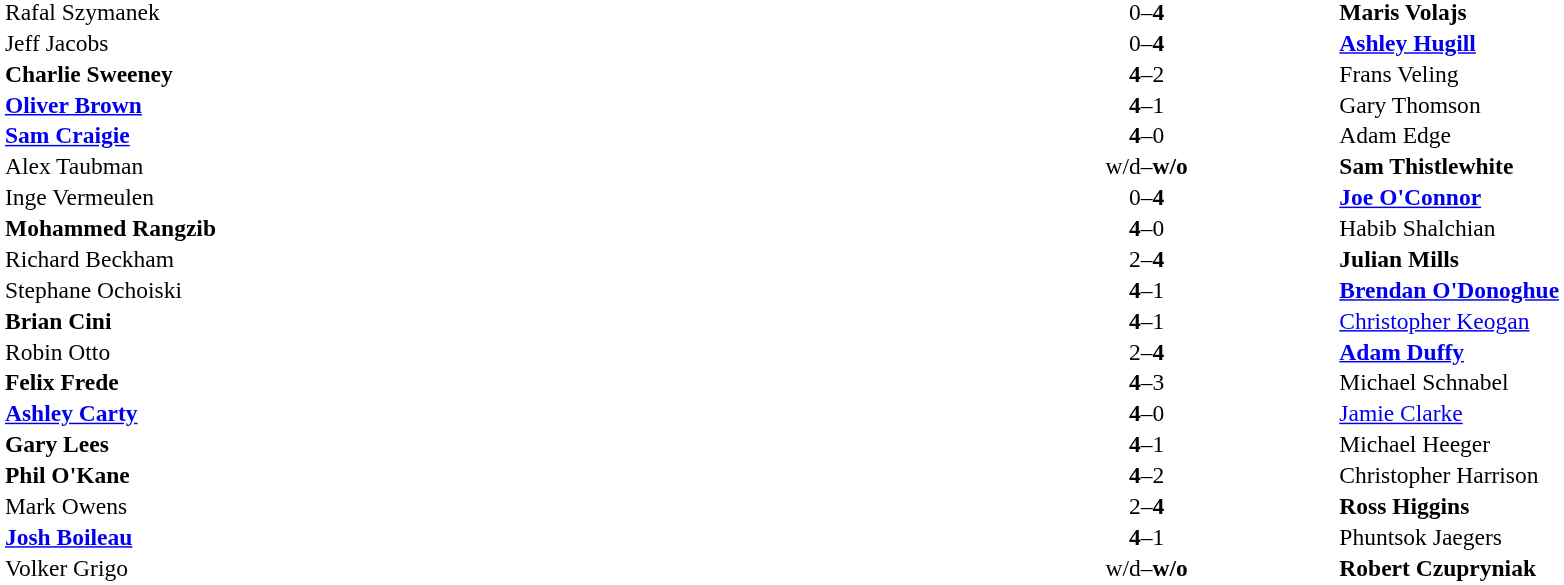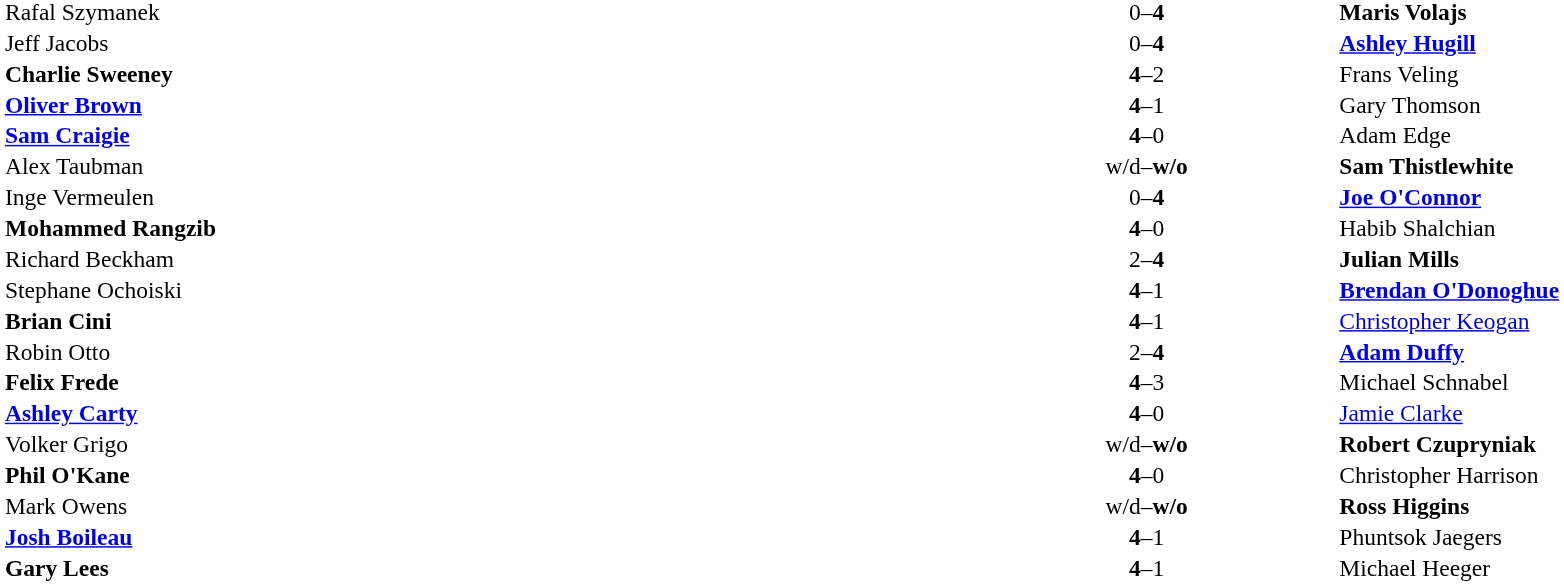rows swapped: (57, 444) <-> (66, 568)
(1147, 475) 4–2 -> (1147, 475) 4–0
(1147, 506) 2–4 -> (1147, 506) w/d–w/o
